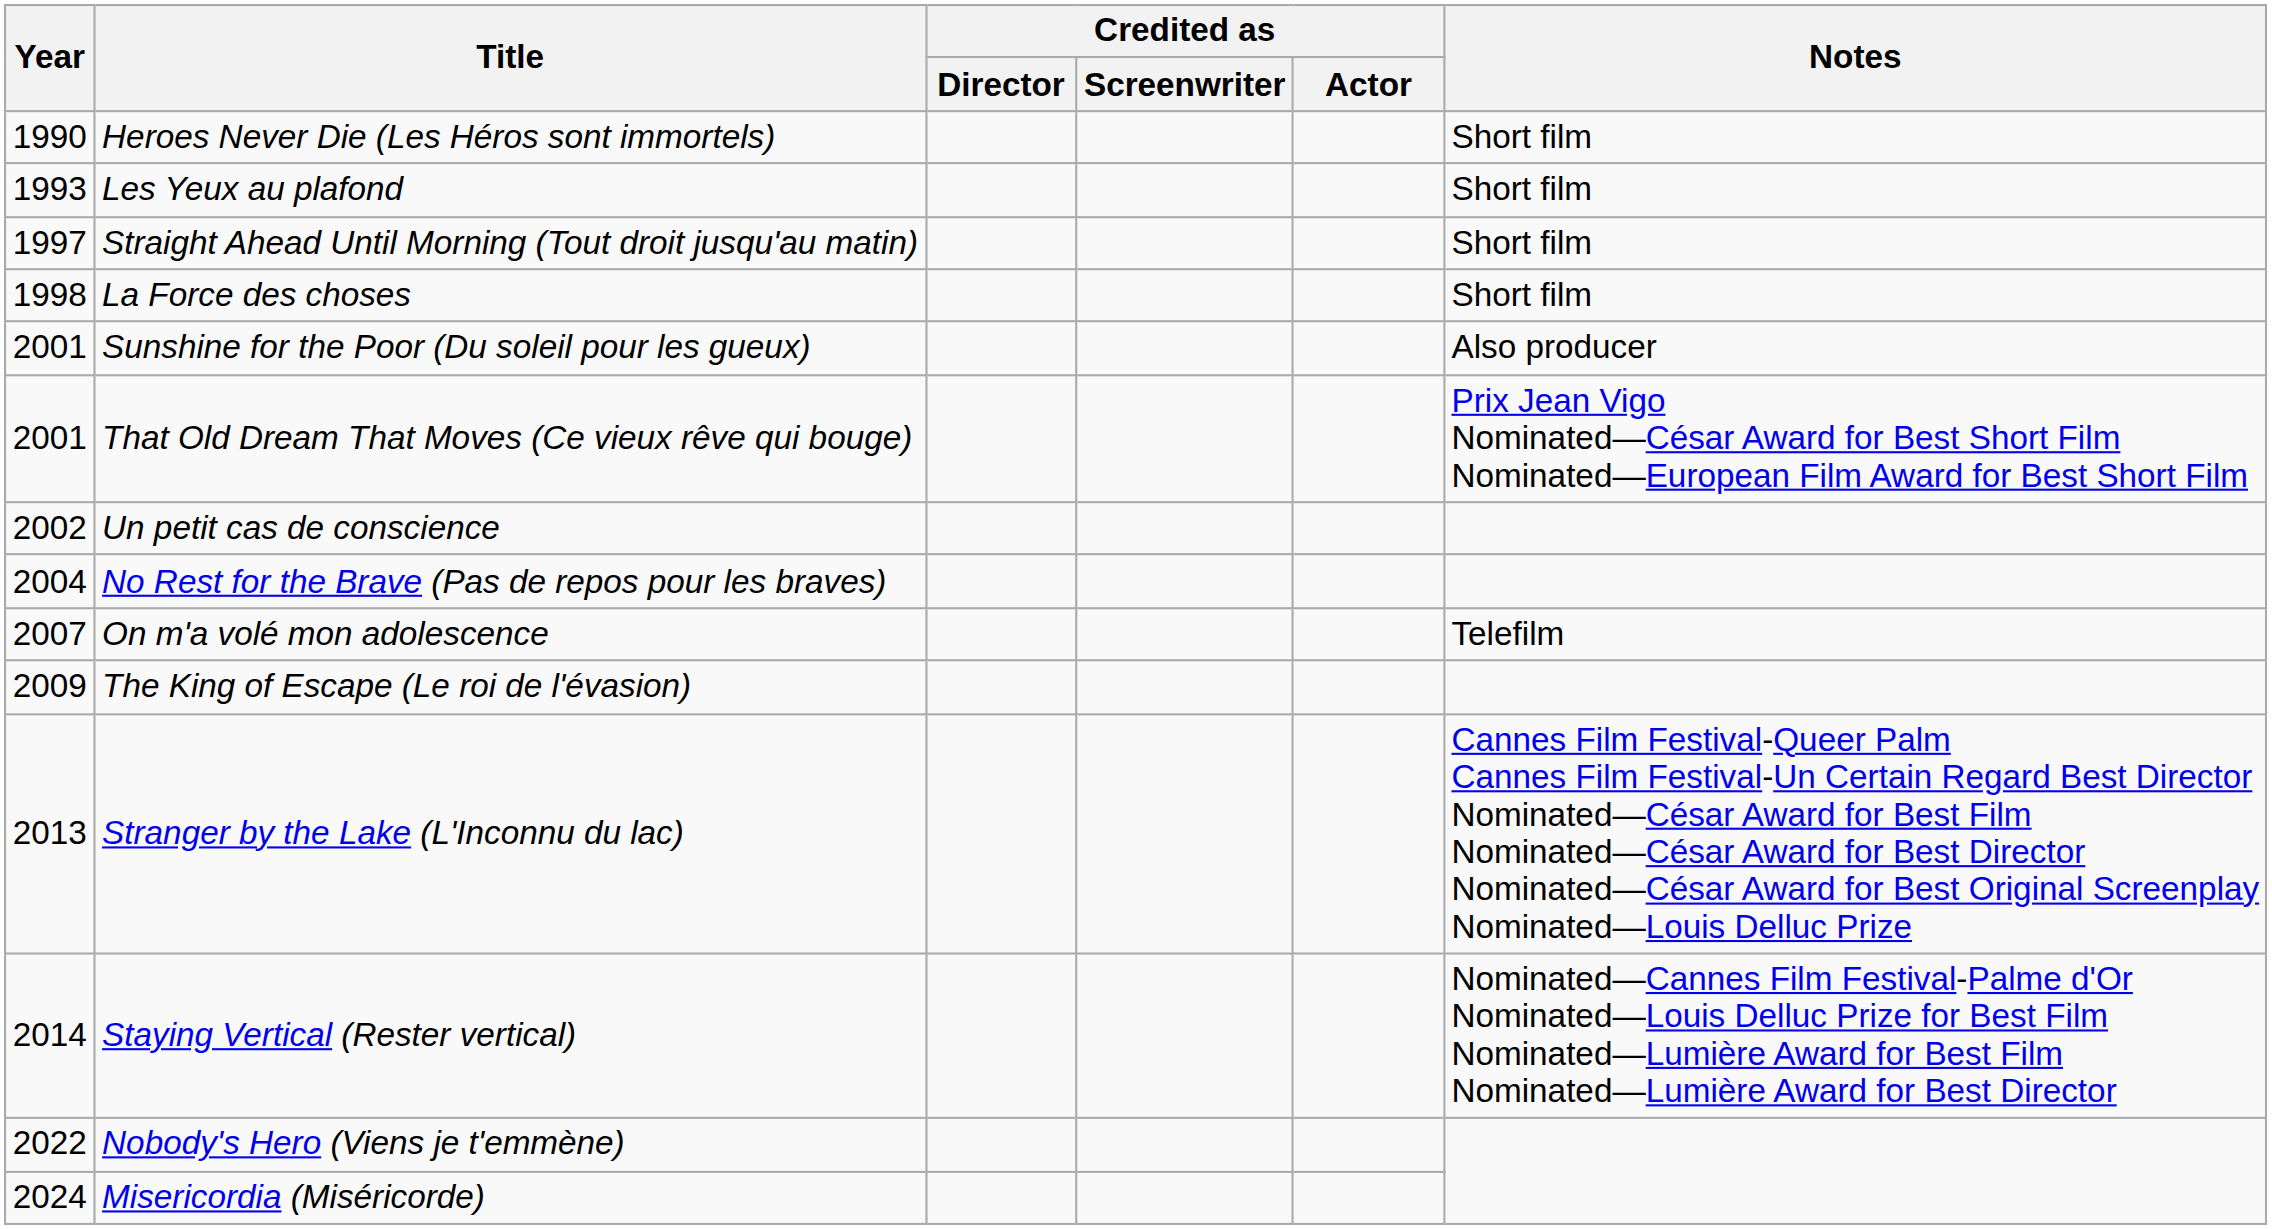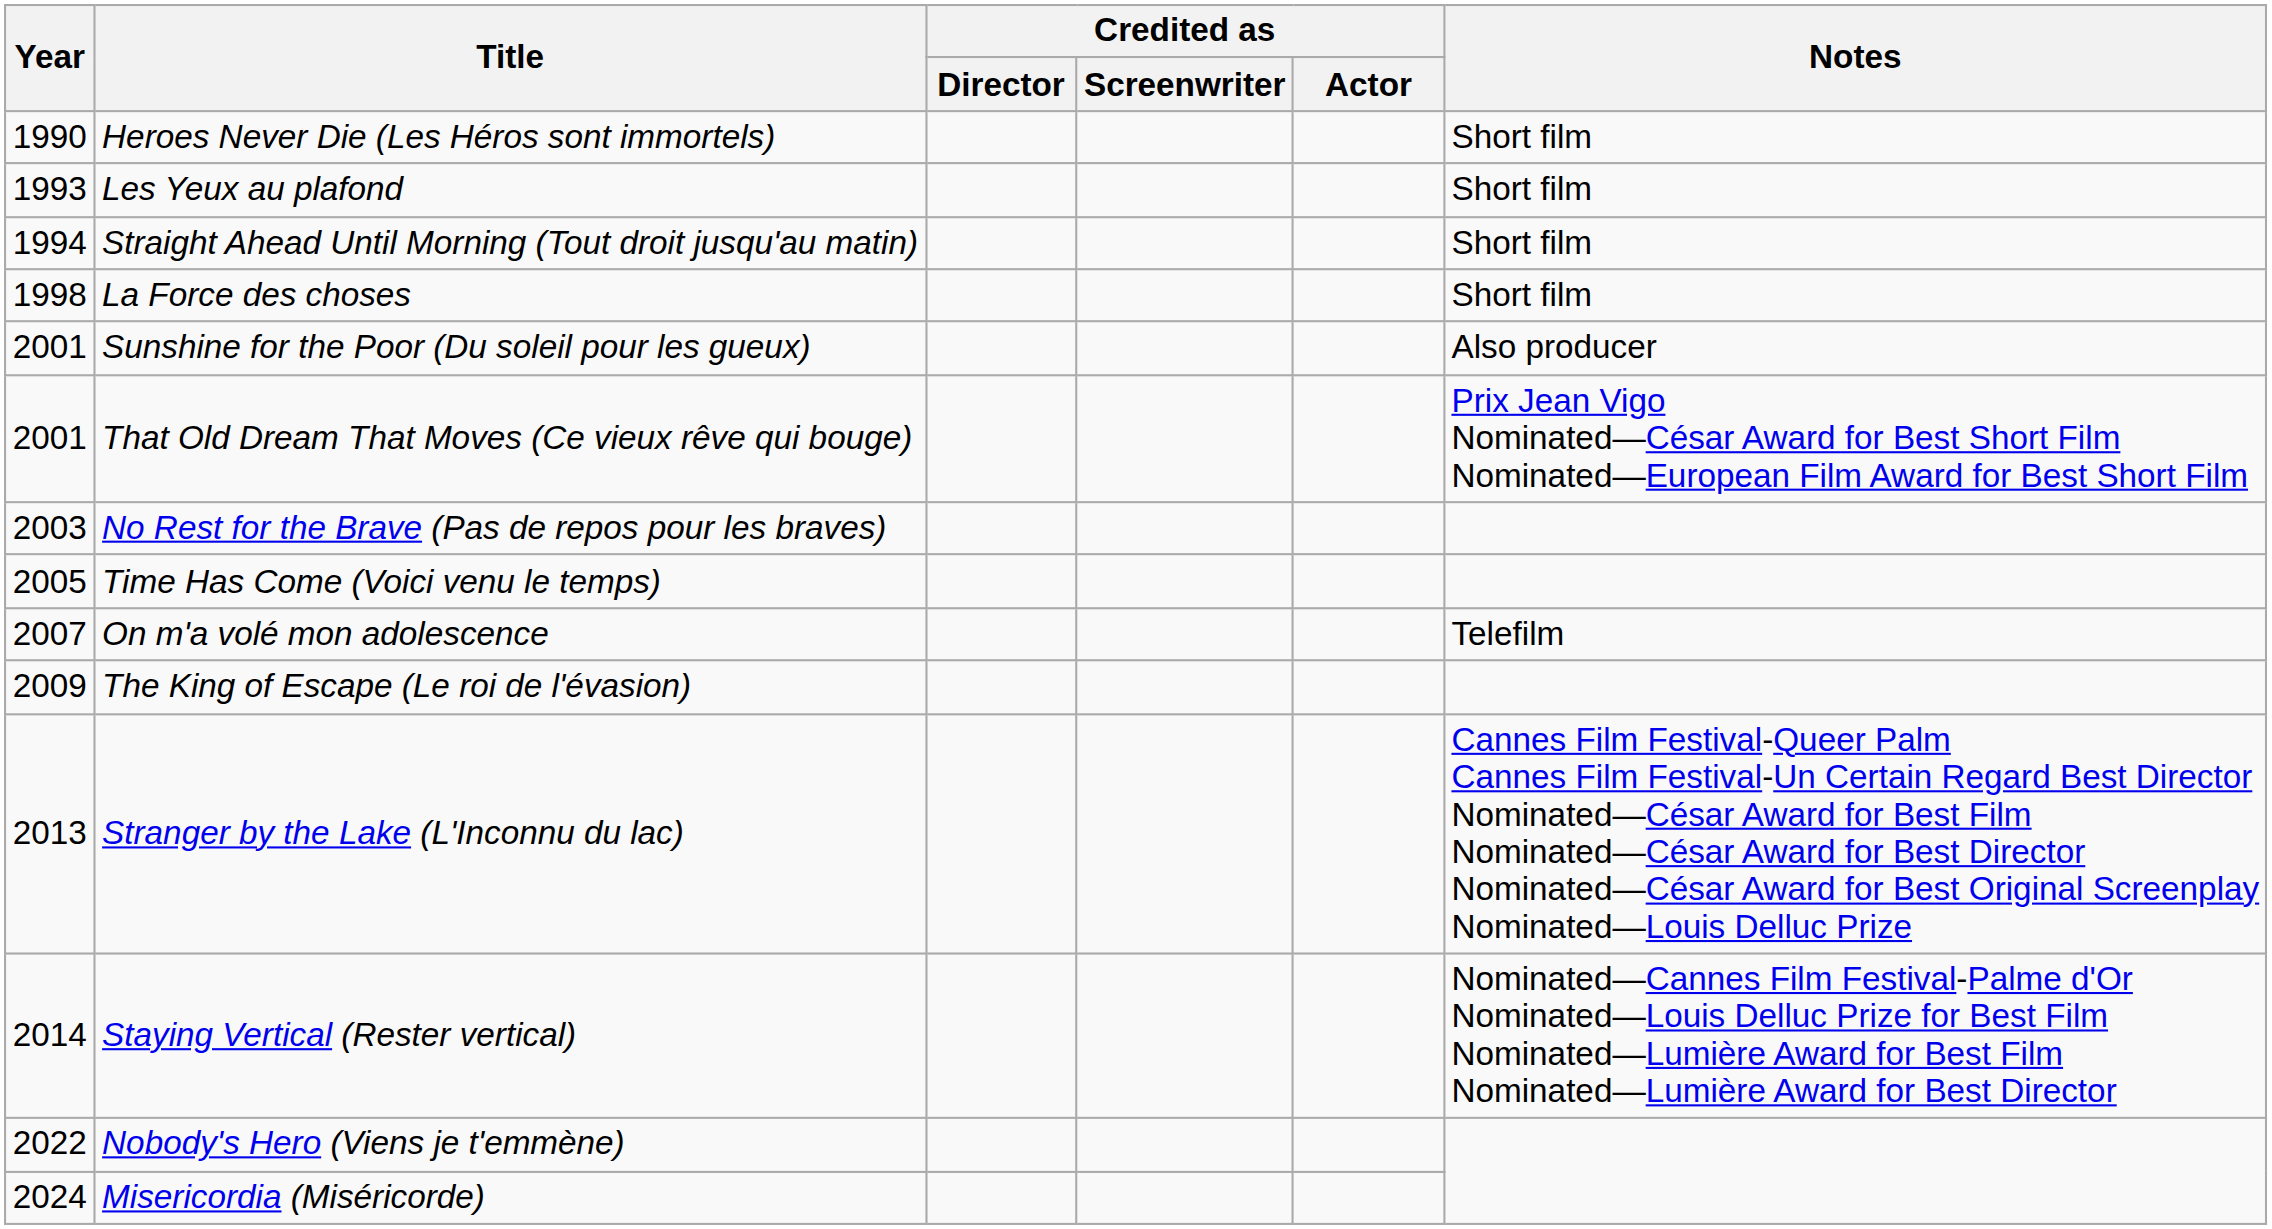(50, 242) 1997 -> (50, 242) 1994
- row: (301, 528)
(50, 580) 2004 -> (50, 528) 2003
+ row: (382, 580)
